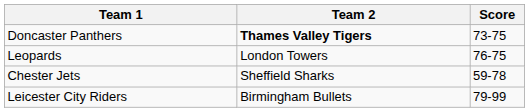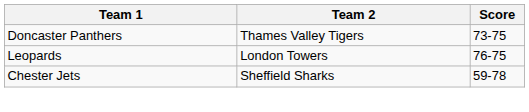(306, 35) bold -> (302, 35) normal
- row: (67, 96)
